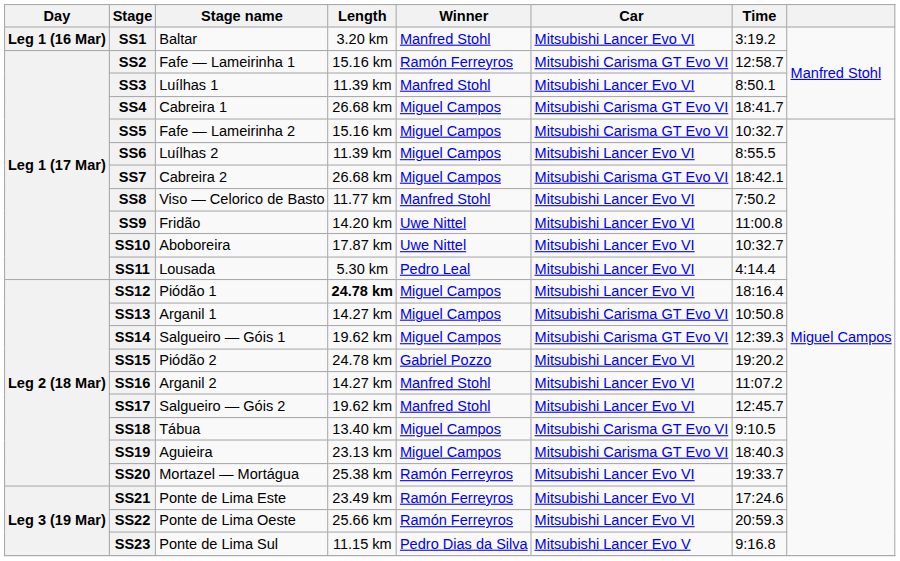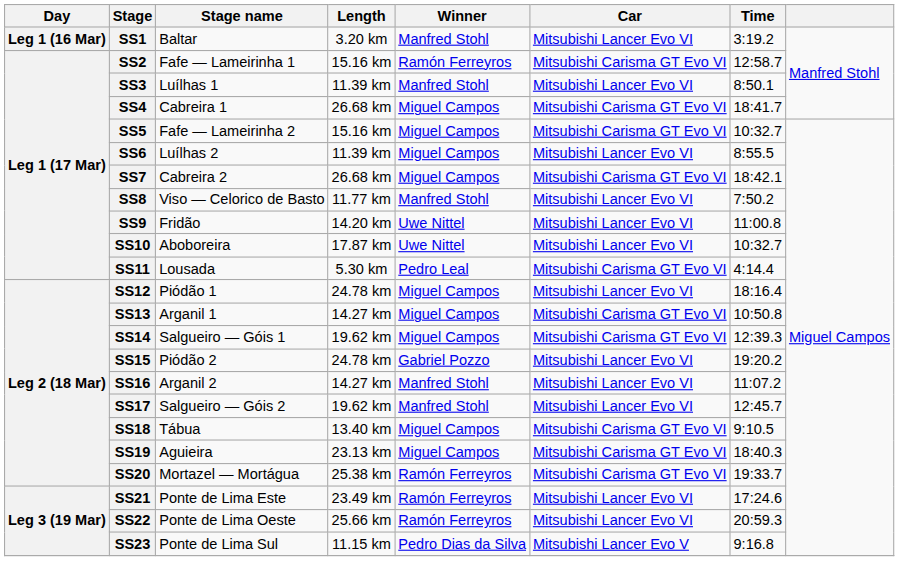(615, 268) Mitsubishi Lancer Evo VI -> (630, 268) Mitsubishi Carisma GT Evo VI
(362, 291) bold -> (361, 291) normal
(615, 474) Mitsubishi Lancer Evo VI -> (630, 474) Mitsubishi Carisma GT Evo VI
